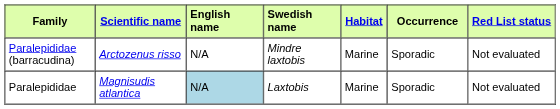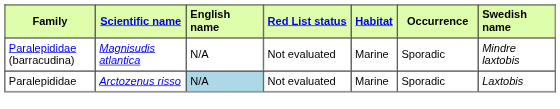columns swapped: (290, 21) <-> (512, 21)
(140, 54) Arctozenus risso -> (127, 54) Magnisudis atlantica
(127, 87) Magnisudis atlantica -> (140, 81) Arctozenus risso
